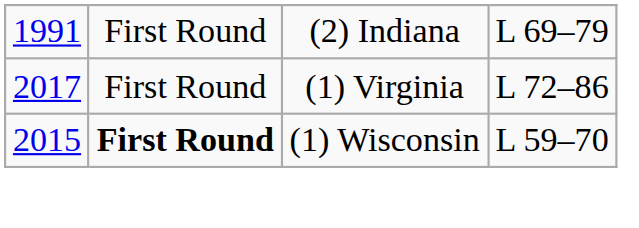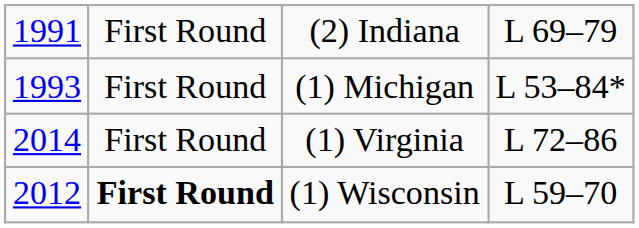+ row: (385, 85)
(47, 85) 2017 -> (47, 139) 2014
(47, 139) 2015 -> (47, 193) 2012
